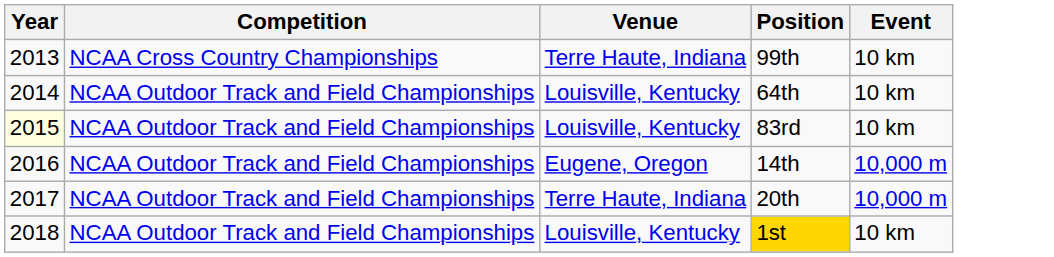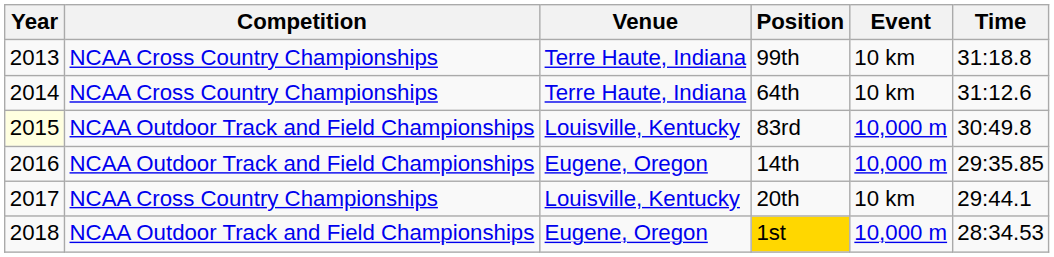+ column: (1001, 22)
(302, 92) NCAA Outdoor Track and Field Championships -> (254, 92) NCAA Cross Country Championships
(642, 92) Louisville, Kentucky -> (645, 92) Terre Haute, Indiana
(885, 127) 10 km -> (901, 127) 10,000 m
(302, 198) NCAA Outdoor Track and Field Championships -> (254, 198) NCAA Cross Country Championships
(645, 198) Terre Haute, Indiana -> (642, 198) Louisville, Kentucky
(901, 198) 10,000 m -> (885, 198) 10 km
(642, 233) Louisville, Kentucky -> (626, 233) Eugene, Oregon
(885, 233) 10 km -> (901, 233) 10,000 m
